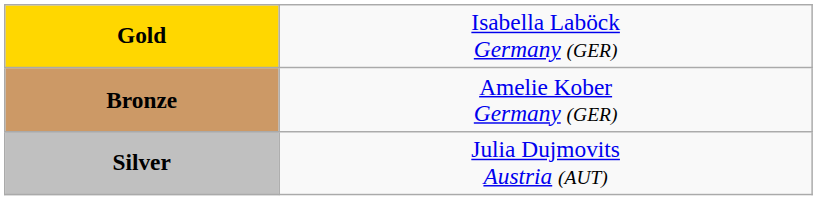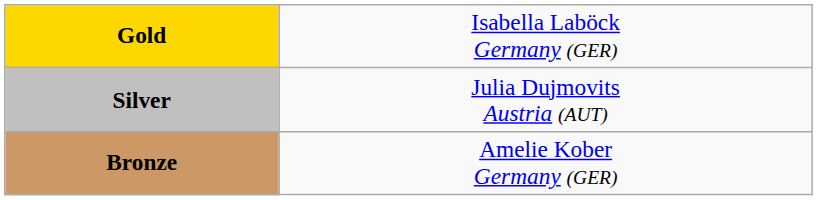rows swapped: (142, 162) <-> (142, 99)
